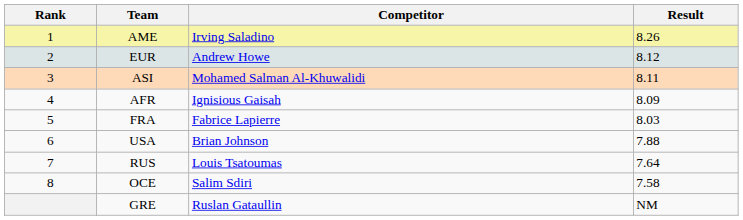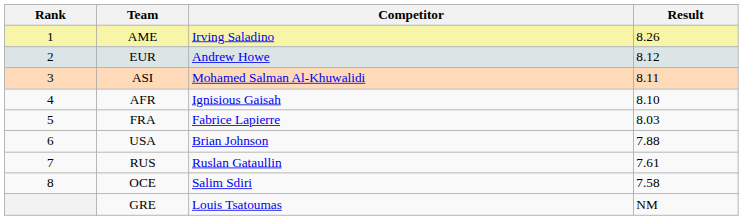(648, 99) 8.09 -> (648, 99) 8.10
(237, 162) Louis Tsatoumas -> (237, 162) Ruslan Gataullin
(648, 162) 7.64 -> (648, 162) 7.61
(237, 204) Ruslan Gataullin -> (237, 204) Louis Tsatoumas
